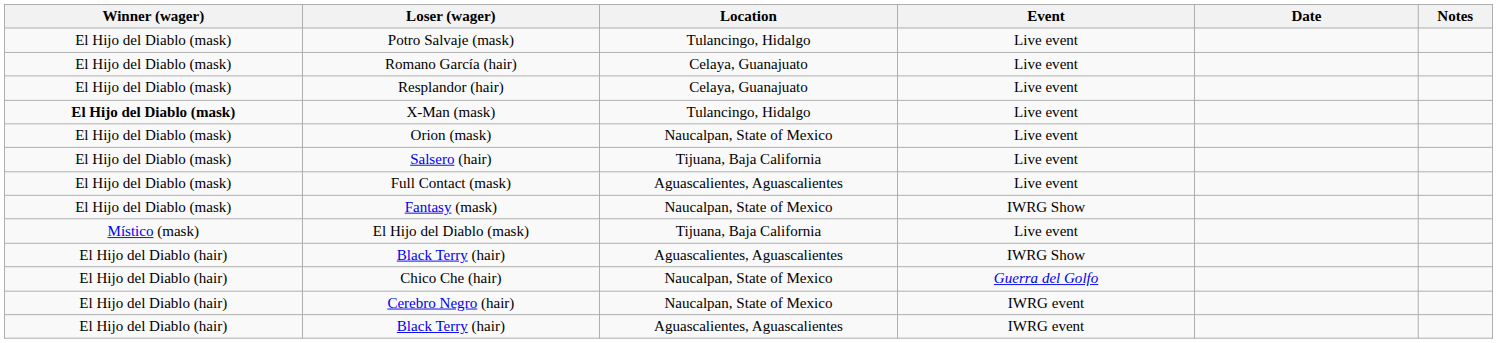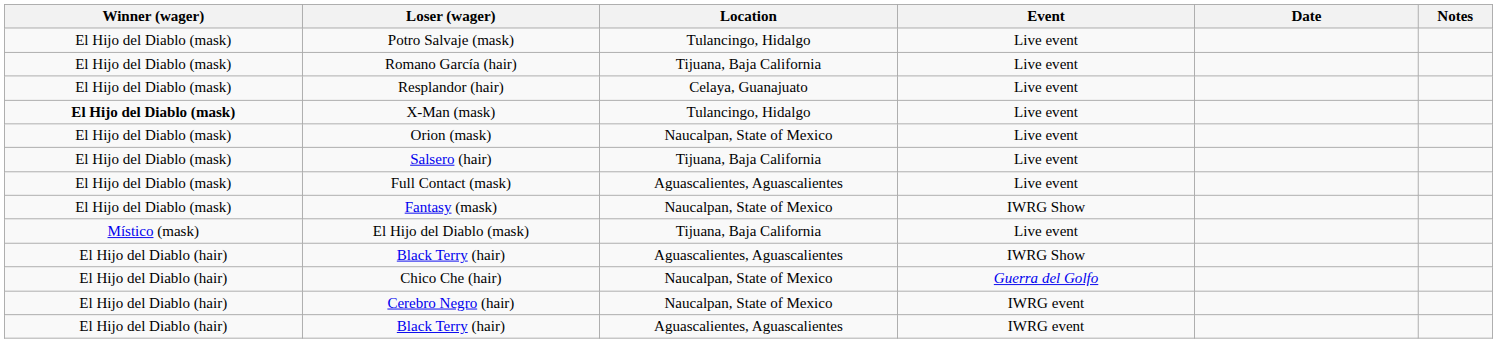(748, 64) Celaya, Guanajuato -> (748, 64) Tijuana, Baja California
